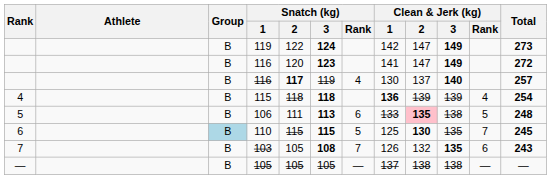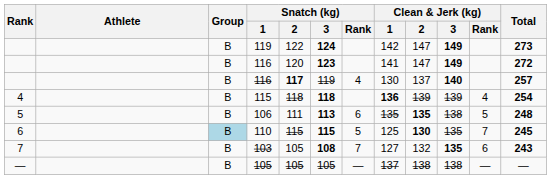(390, 115) 133 -> (390, 115) 135
(422, 115) pink background -> (422, 115) no background
(390, 149) 126 -> (390, 149) 127
